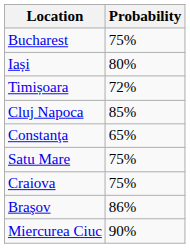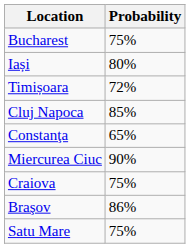rows swapped: (55, 231) <-> (39, 159)
